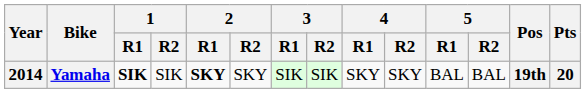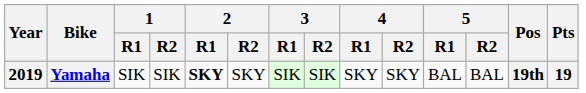(26, 74) 2014 -> (26, 74) 2019
(133, 74) bold -> (132, 74) normal
(565, 74) 20 -> (563, 74) 19
